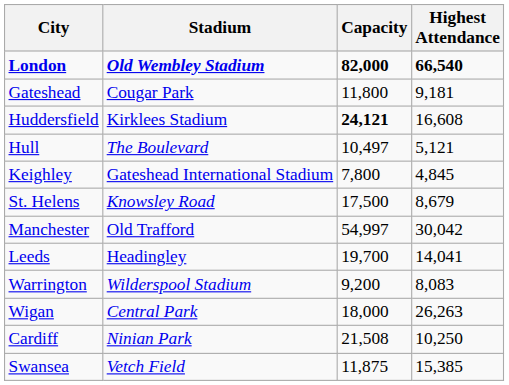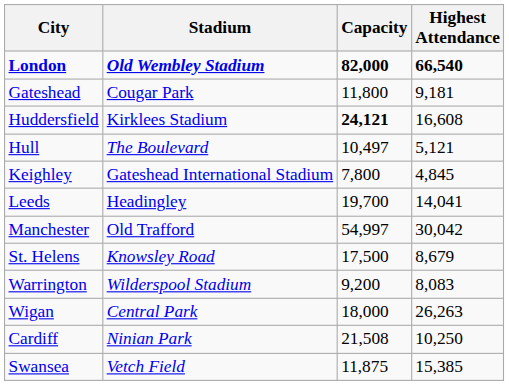rows swapped: (29, 256) <-> (44, 202)
